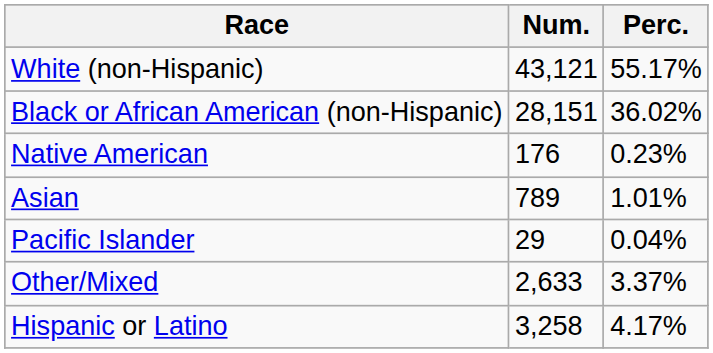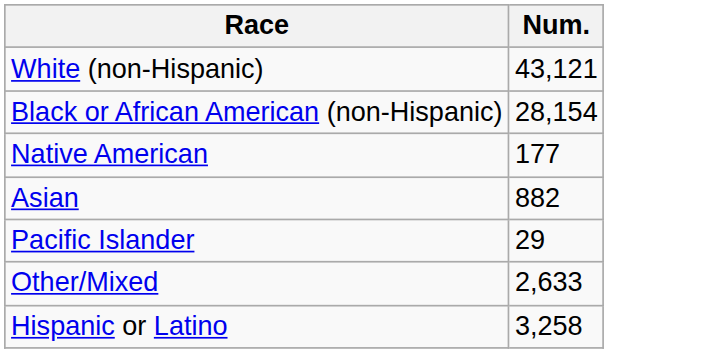- column: (656, 25)
(556, 111) 28,151 -> (556, 111) 28,154
(538, 154) 176 -> (538, 154) 177
(538, 197) 789 -> (538, 197) 882
